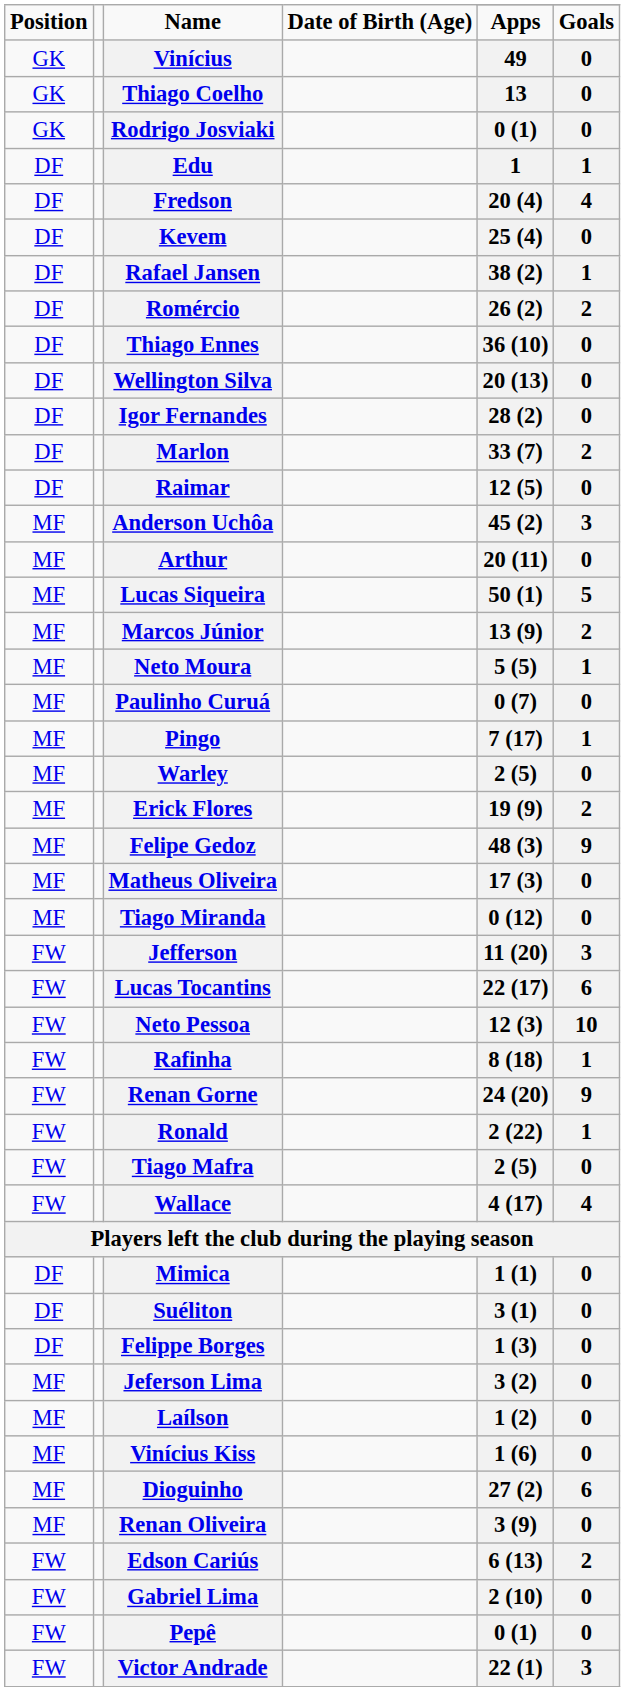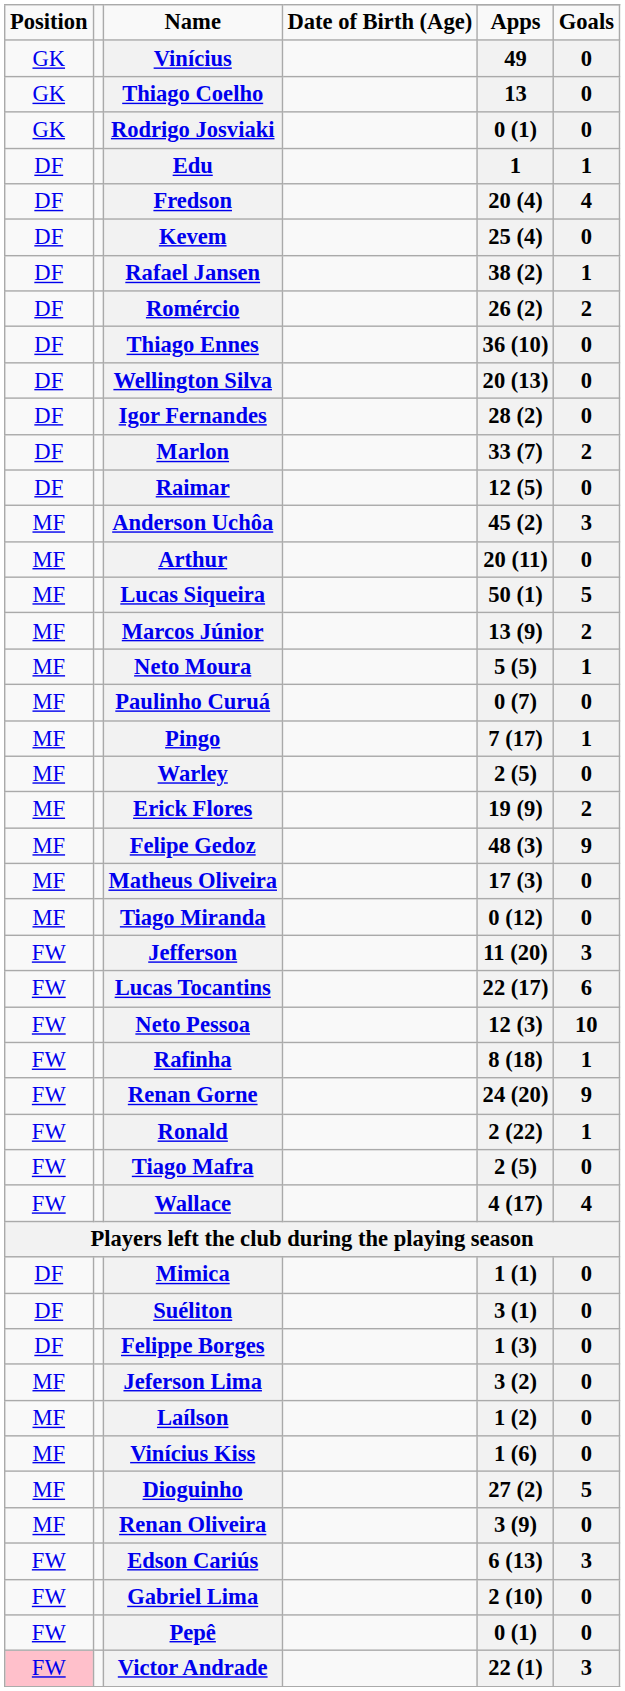(586, 1489) 6 -> (586, 1489) 5
(586, 1560) 2 -> (586, 1560) 3
(49, 1668) no background -> (49, 1668) pink background
